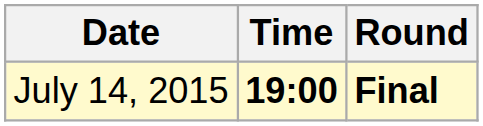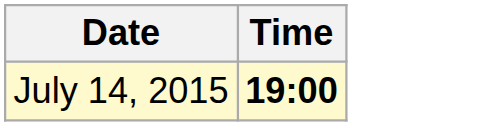- column: (412, 33)
